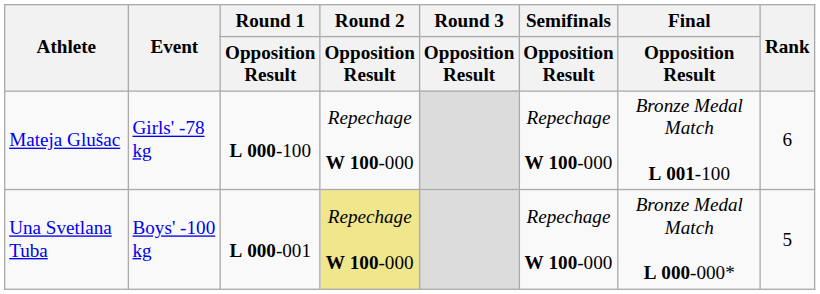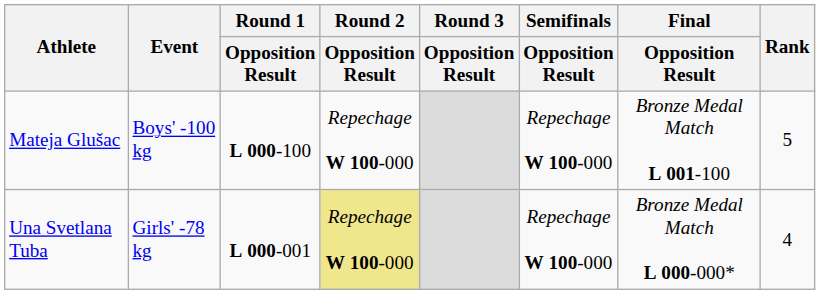(169, 140) Girls' -78 kg -> (174, 140) Boys' -100 kg
(787, 140) 6 -> (787, 140) 5
(174, 239) Boys' -100 kg -> (169, 239) Girls' -78 kg
(787, 239) 5 -> (787, 239) 4
